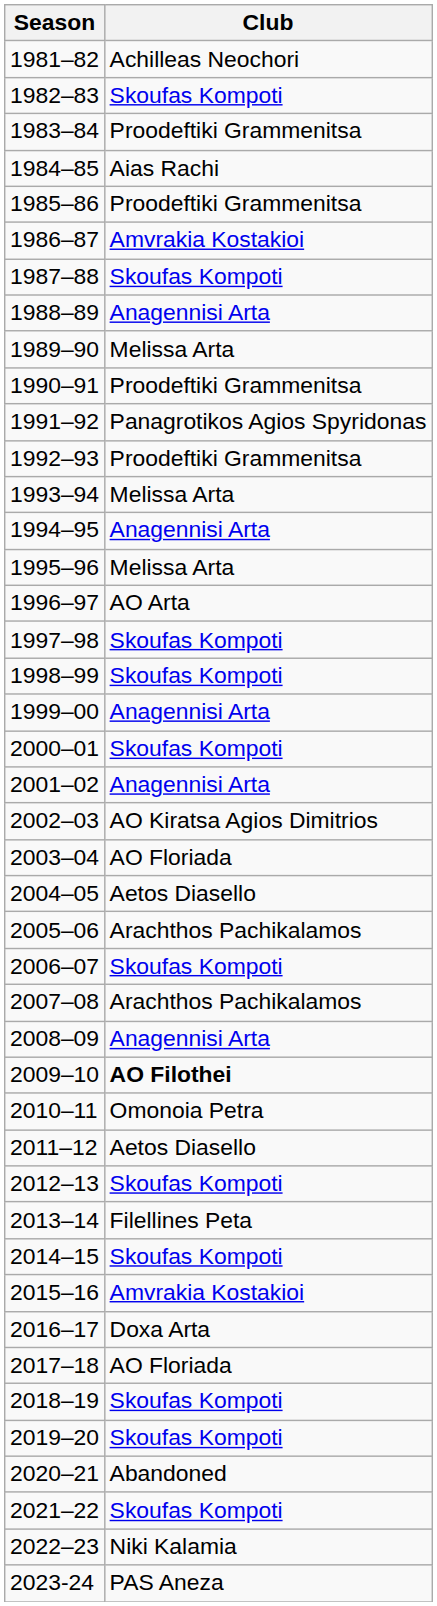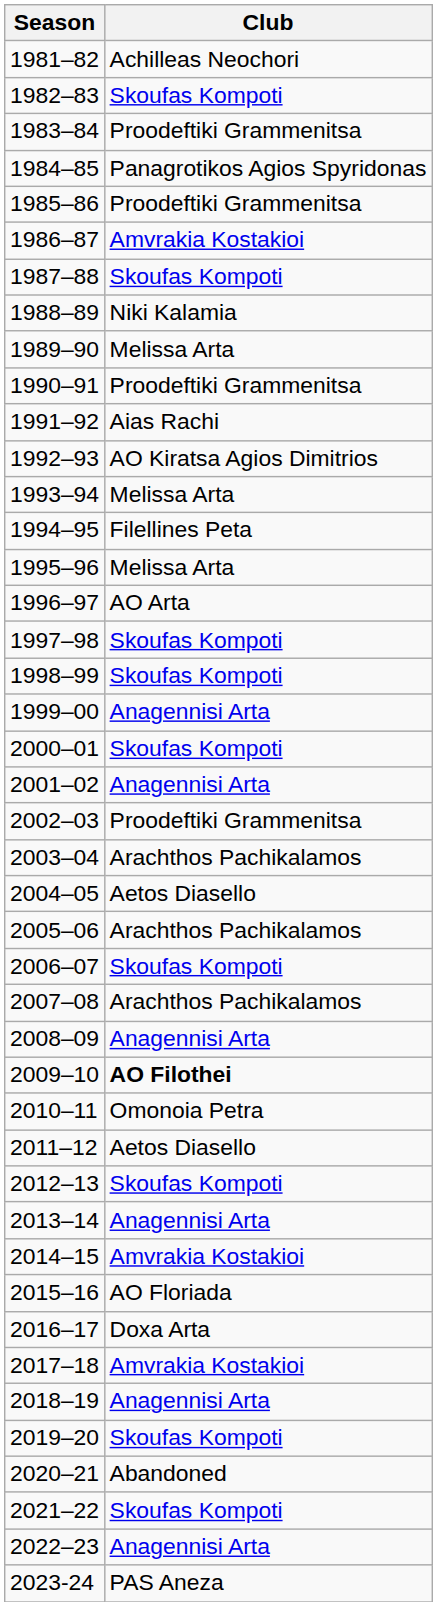(164, 167) Aias Rachi -> (268, 167) Panagrotikos Agios Spyridonas
(190, 312) Anagennisi Arta -> (173, 312) Niki Kalamia
(268, 421) Panagrotikos Agios Spyridonas -> (164, 421) Aias Rachi
(236, 458) Proodeftiki Grammenitsa -> (244, 458) AO Kiratsa Agios Dimitrios
(190, 530) Anagennisi Arta -> (181, 530) Filellines Peta
(244, 820) AO Kiratsa Agios Dimitrios -> (236, 820) Proodeftiki Grammenitsa
(171, 857) AO Floriada -> (236, 857) Arachthos Pachikalamos
(181, 1220) Filellines Peta -> (190, 1220) Anagennisi Arta
(196, 1256) Skoufas Kompoti -> (207, 1256) Amvrakia Kostakioi
(207, 1292) Amvrakia Kostakioi -> (171, 1292) AO Floriada
(171, 1365) AO Floriada -> (207, 1365) Amvrakia Kostakioi
(196, 1401) Skoufas Kompoti -> (190, 1401) Anagennisi Arta
(173, 1546) Niki Kalamia -> (190, 1546) Anagennisi Arta
